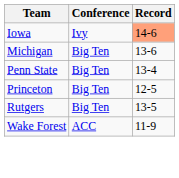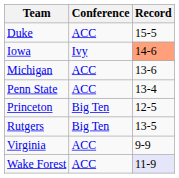+ row: (20, 32)
(90, 51) Big Ten -> (84, 70) ACC
(90, 70) Big Ten -> (84, 88) ACC
+ row: (26, 145)
(146, 126) no background -> (146, 164) lavender background
